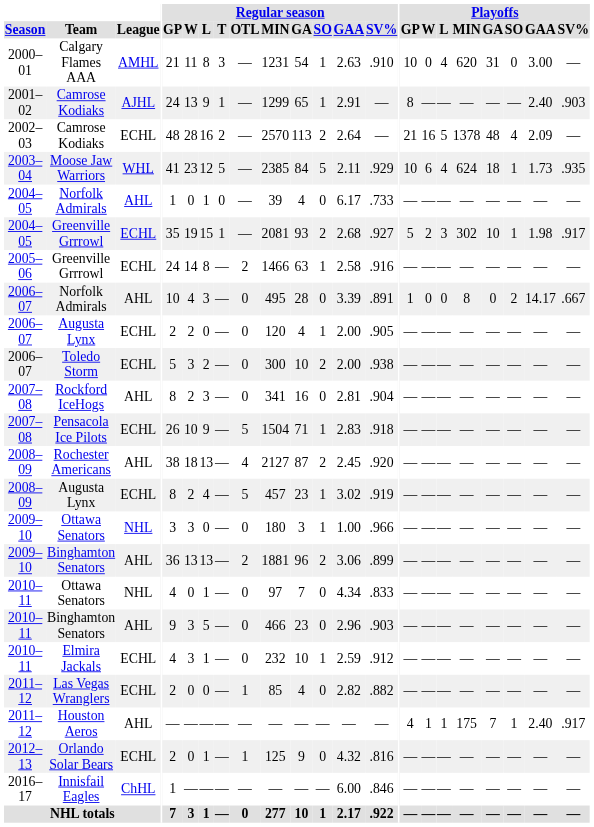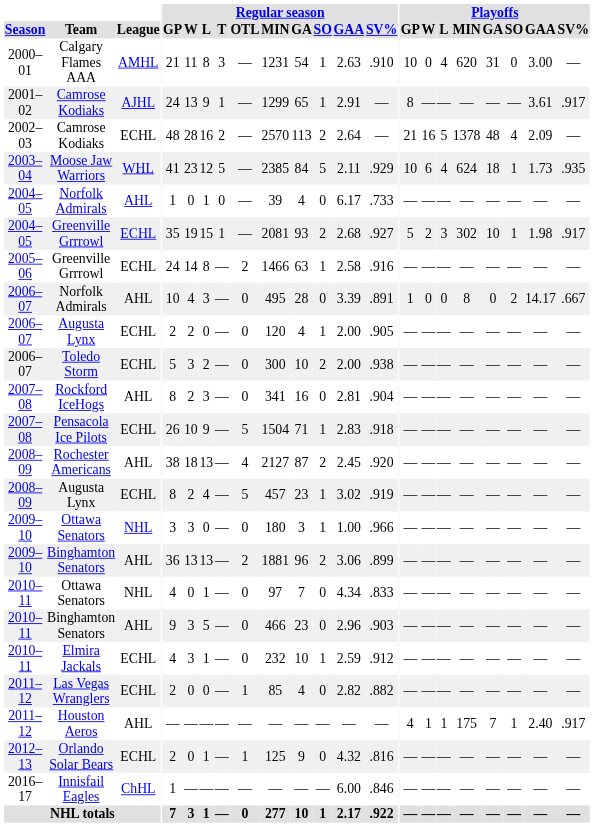(540, 102) 2.40 -> (540, 102) 3.61
(573, 102) .903 -> (573, 102) .917
